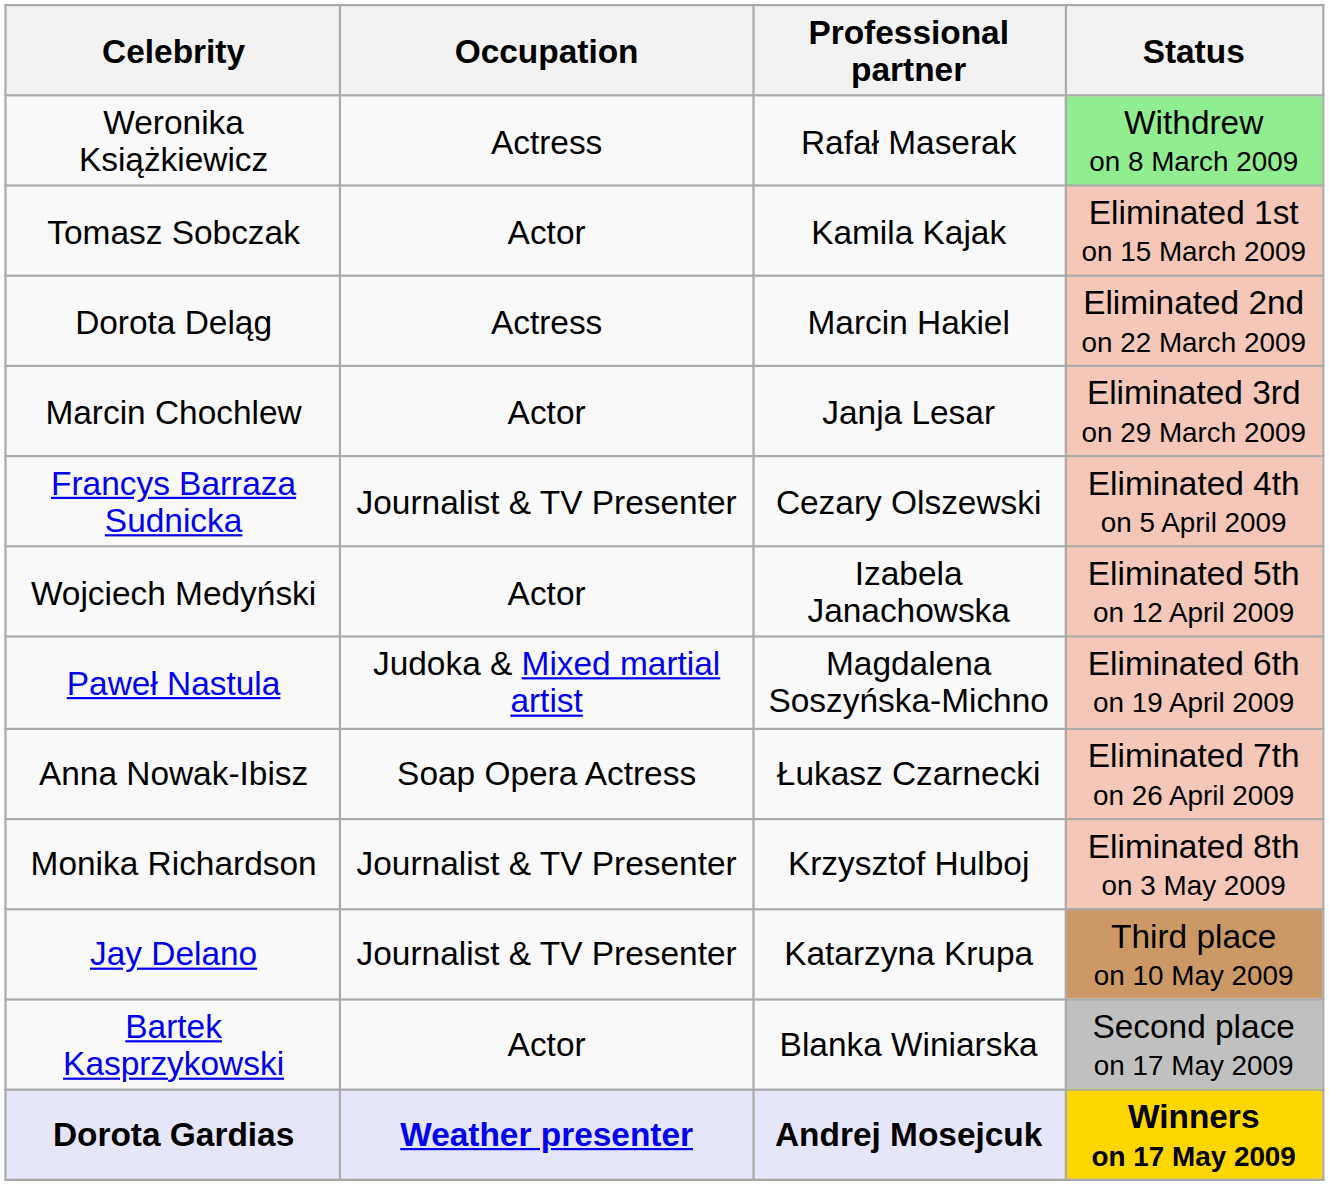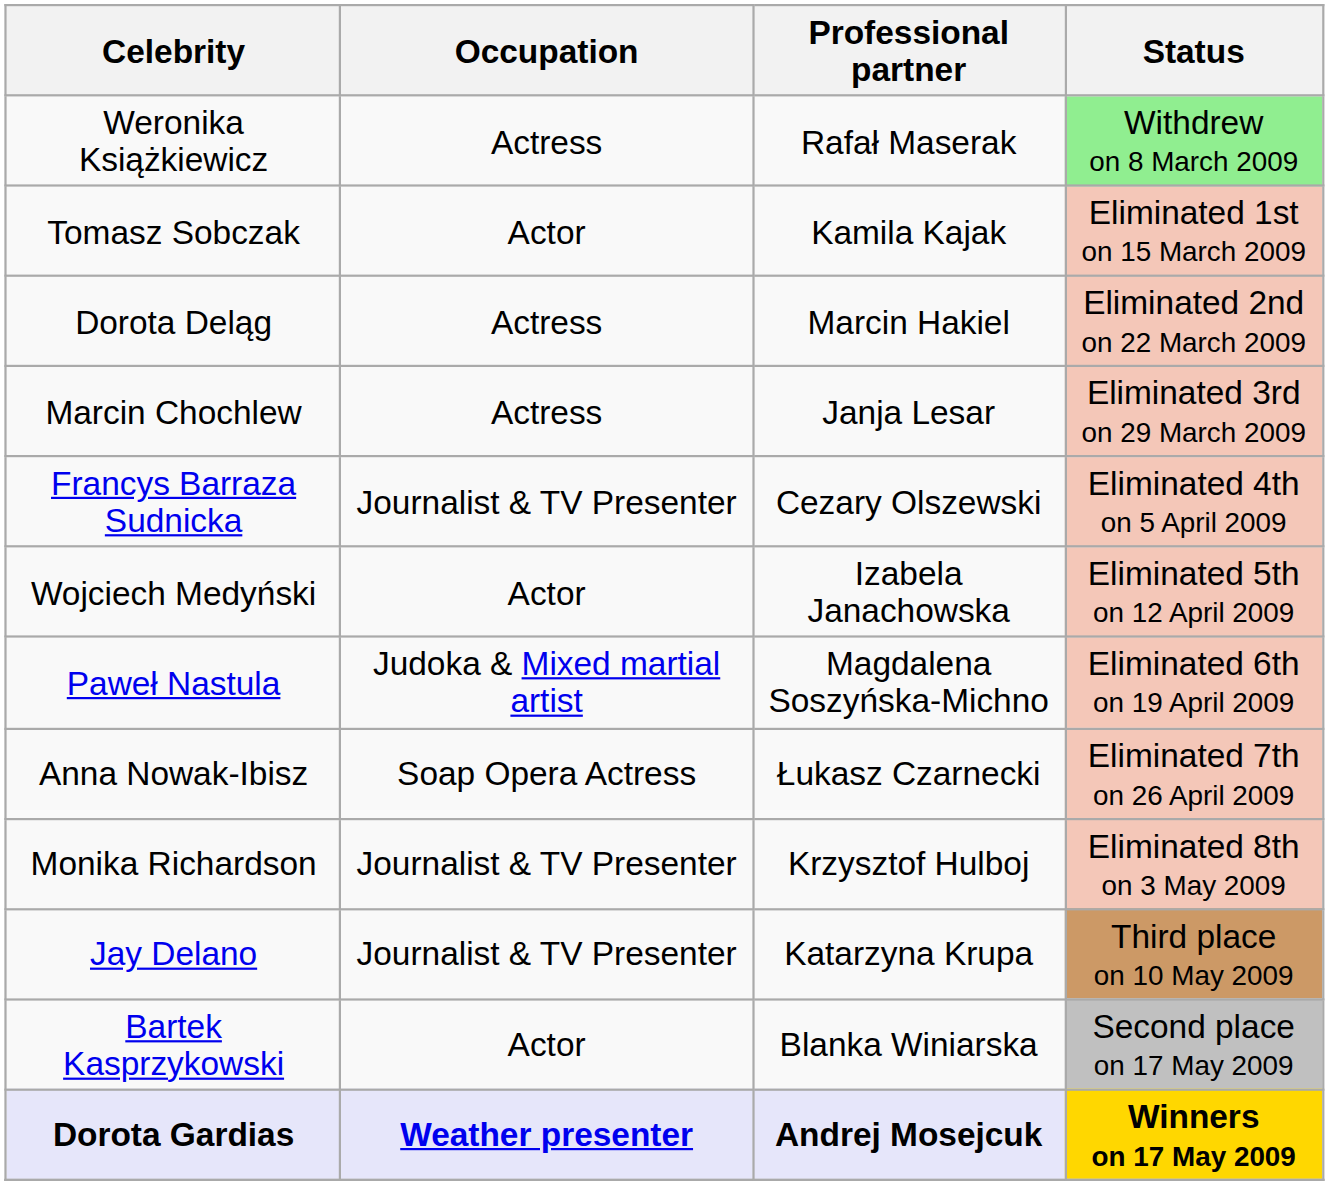(547, 412) Actor -> (547, 412) Actress
